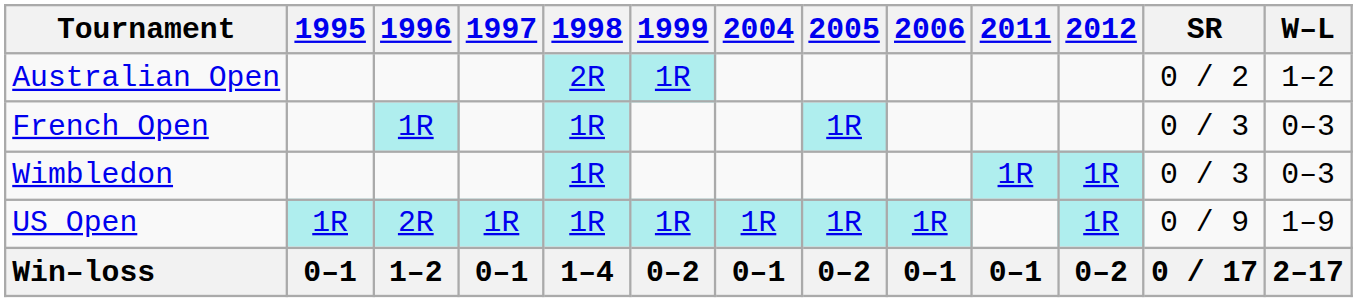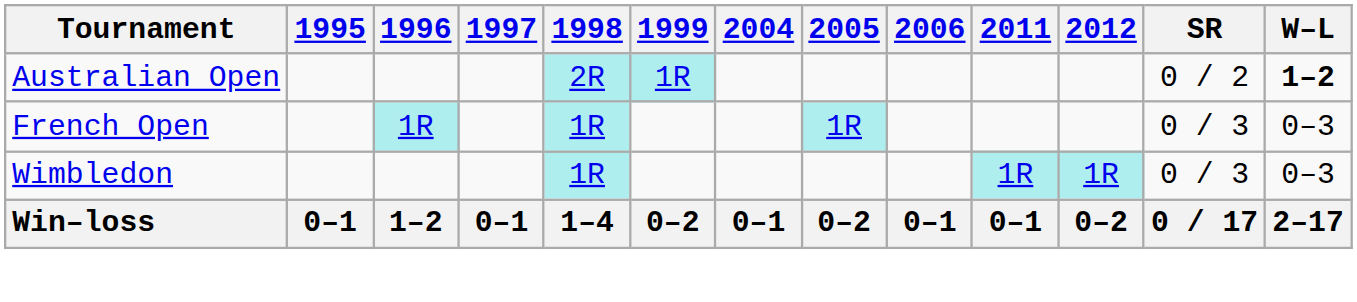(1308, 78) normal -> (1308, 78) bold
- row: (75, 223)
